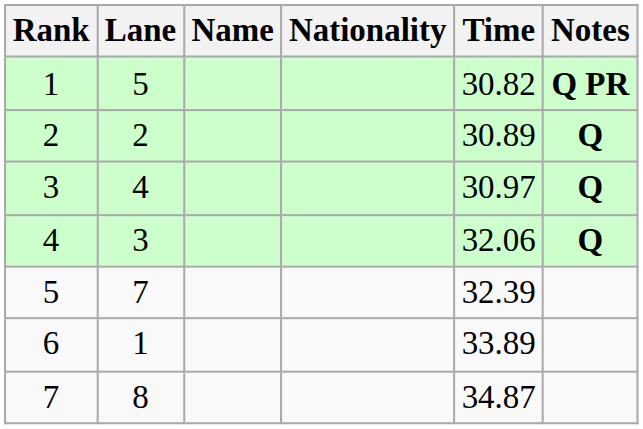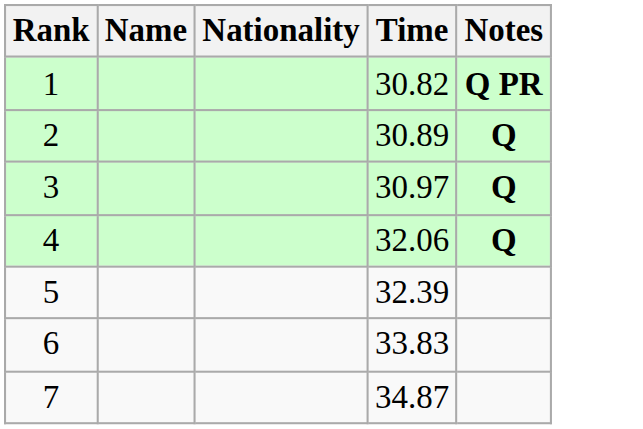- column: (140, 30)
(499, 344) 33.89 -> (412, 344) 33.83
